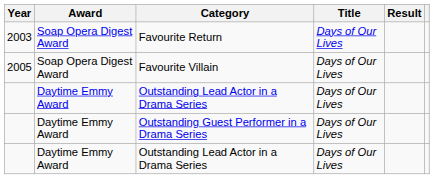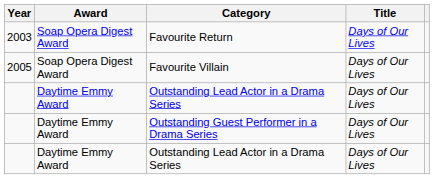- column: (404, 13)
